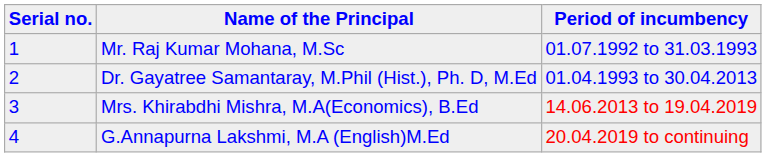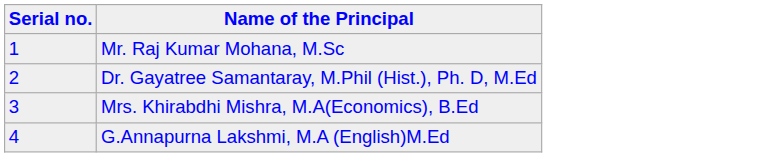- column: (651, 19)
